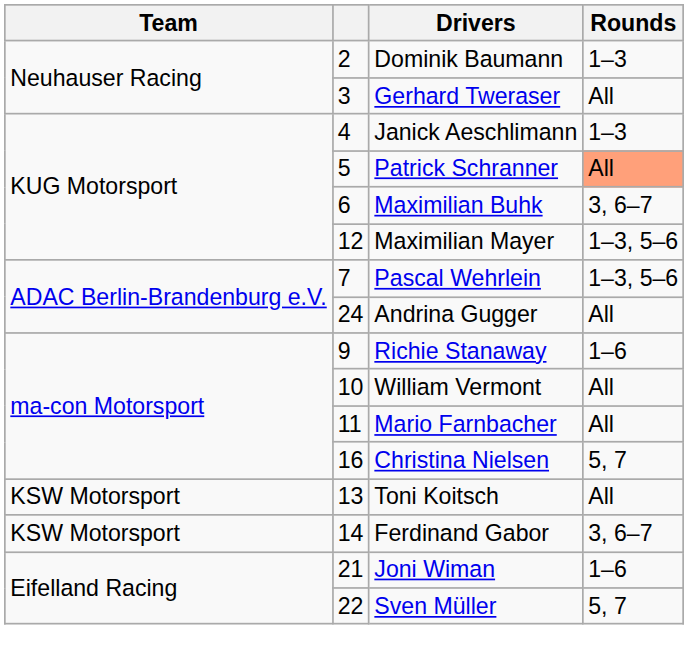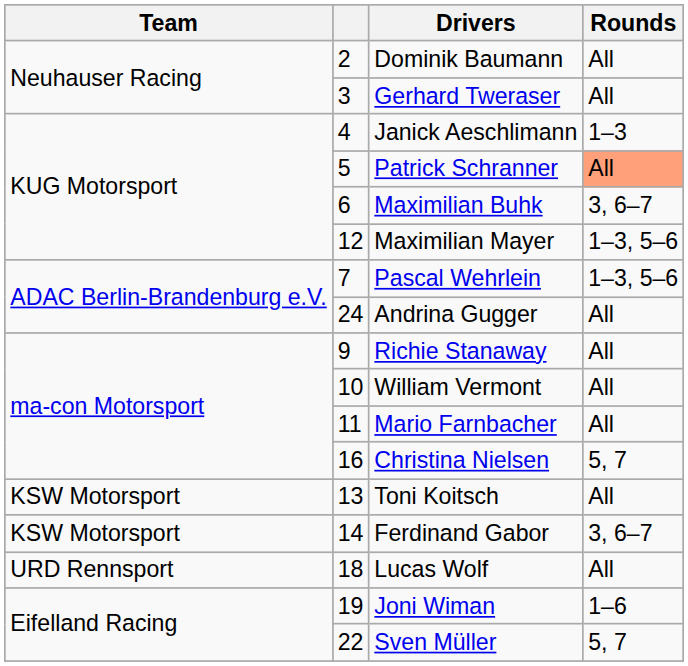(608, 59) 1–3 -> (601, 59) All
(608, 351) 1–6 -> (601, 351) All
+ row: (431, 569)
(351, 569) 21 -> (351, 606) 19
